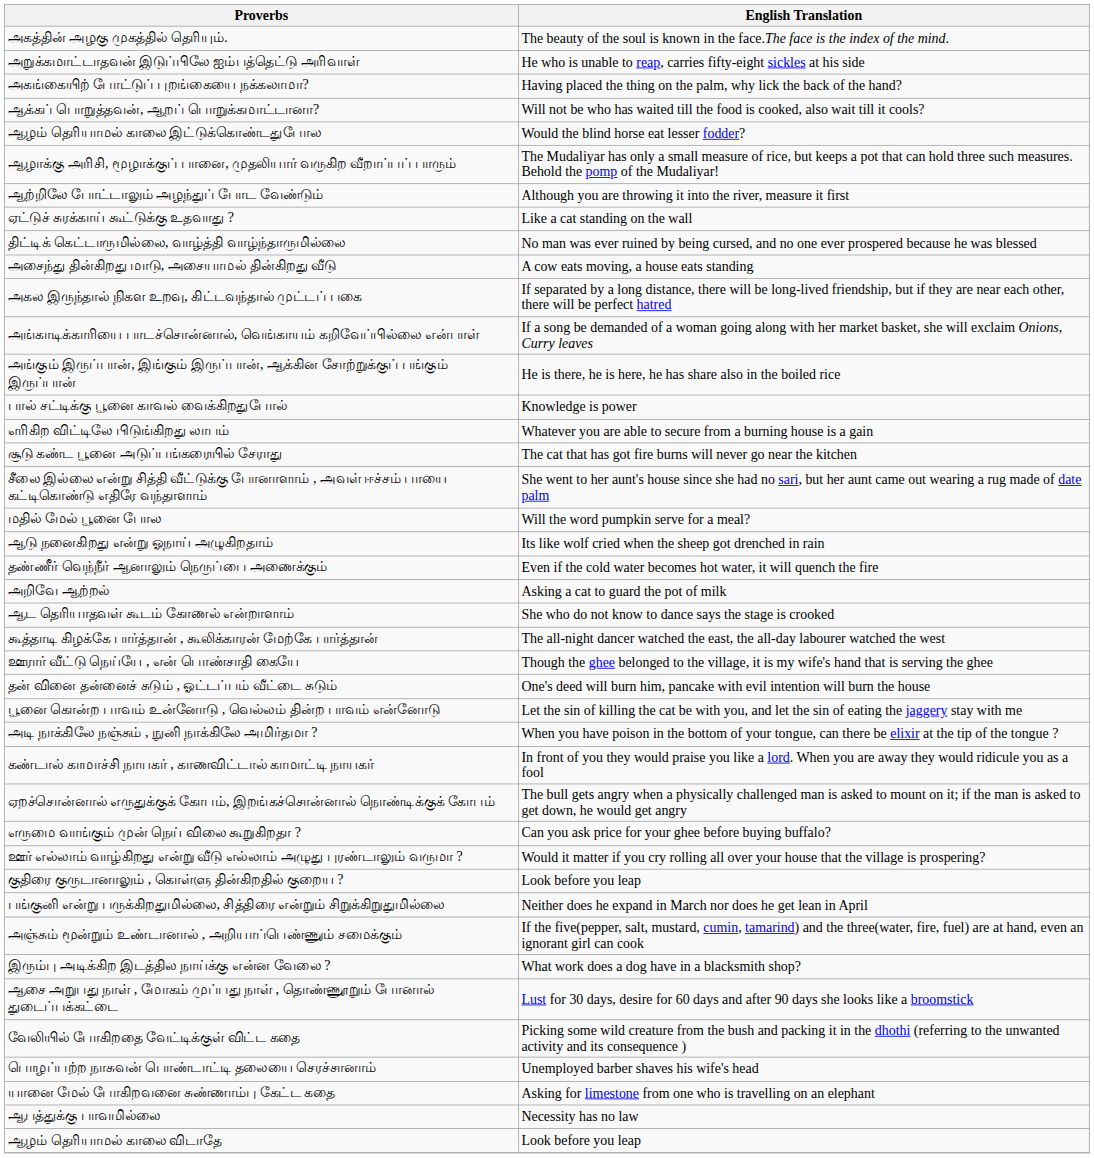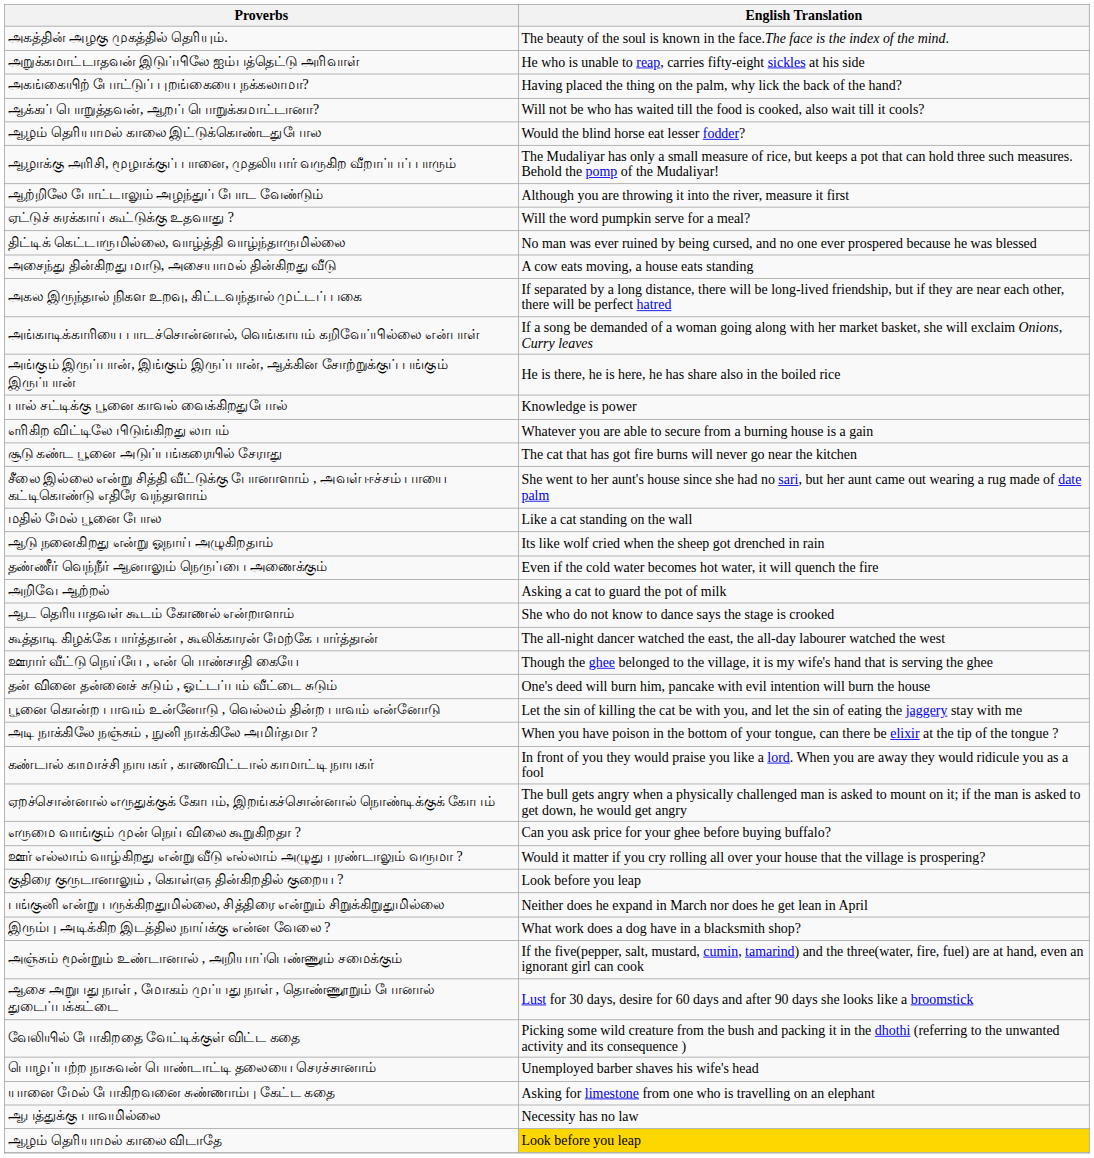(607, 219) Like a cat standing on the wall -> (636, 219) Will the word pumpkin serve for a meal?
(636, 519) Will the word pumpkin serve for a meal? -> (607, 519) Like a cat standing on the wall
rows swapped: (205, 934) <-> (169, 965)
(581, 1140) no background -> (581, 1140) gold background
